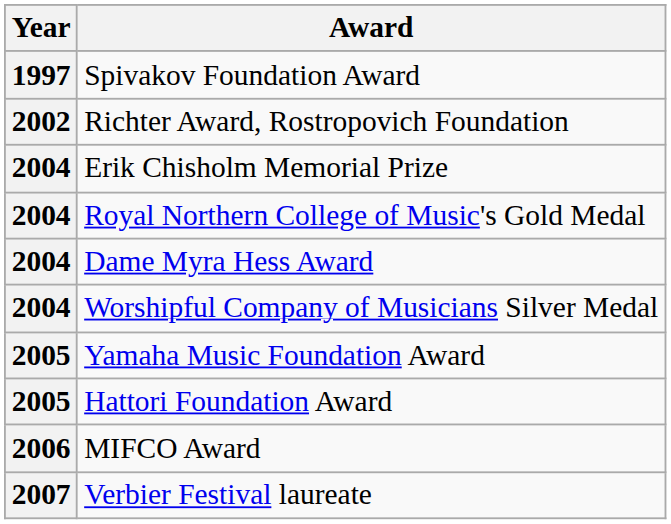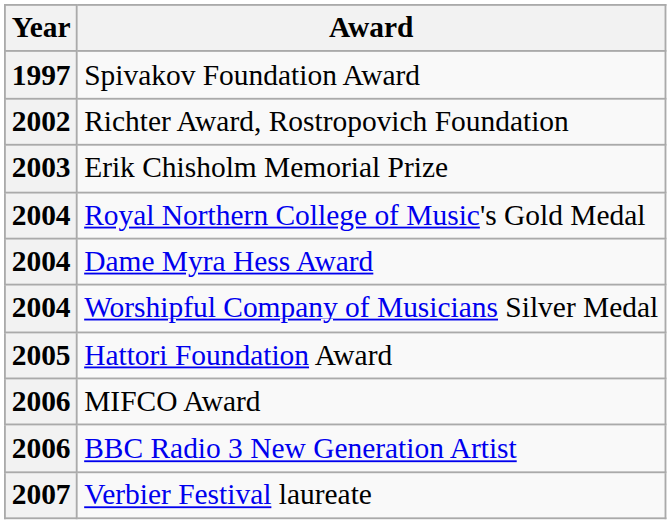(41, 167) 2004 -> (41, 167) 2003
- row: (285, 354)
+ row: (300, 448)
